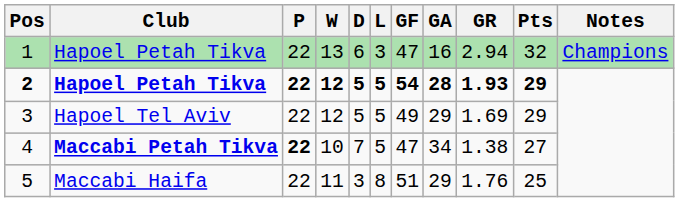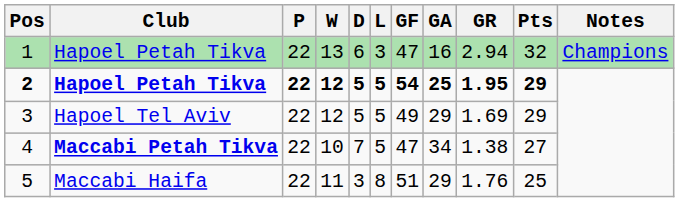(440, 85) 28 -> (440, 85) 25
(485, 85) 1.93 -> (485, 85) 1.95
(299, 149) bold -> (299, 149) normal
